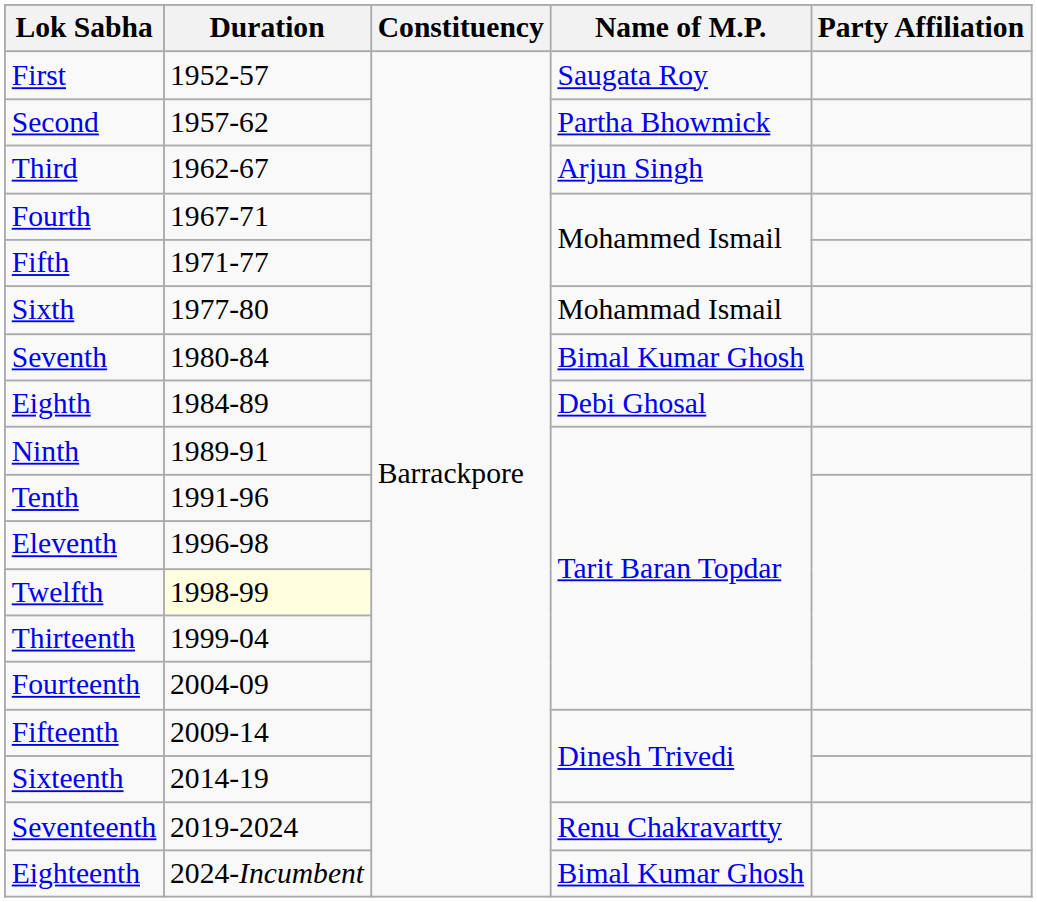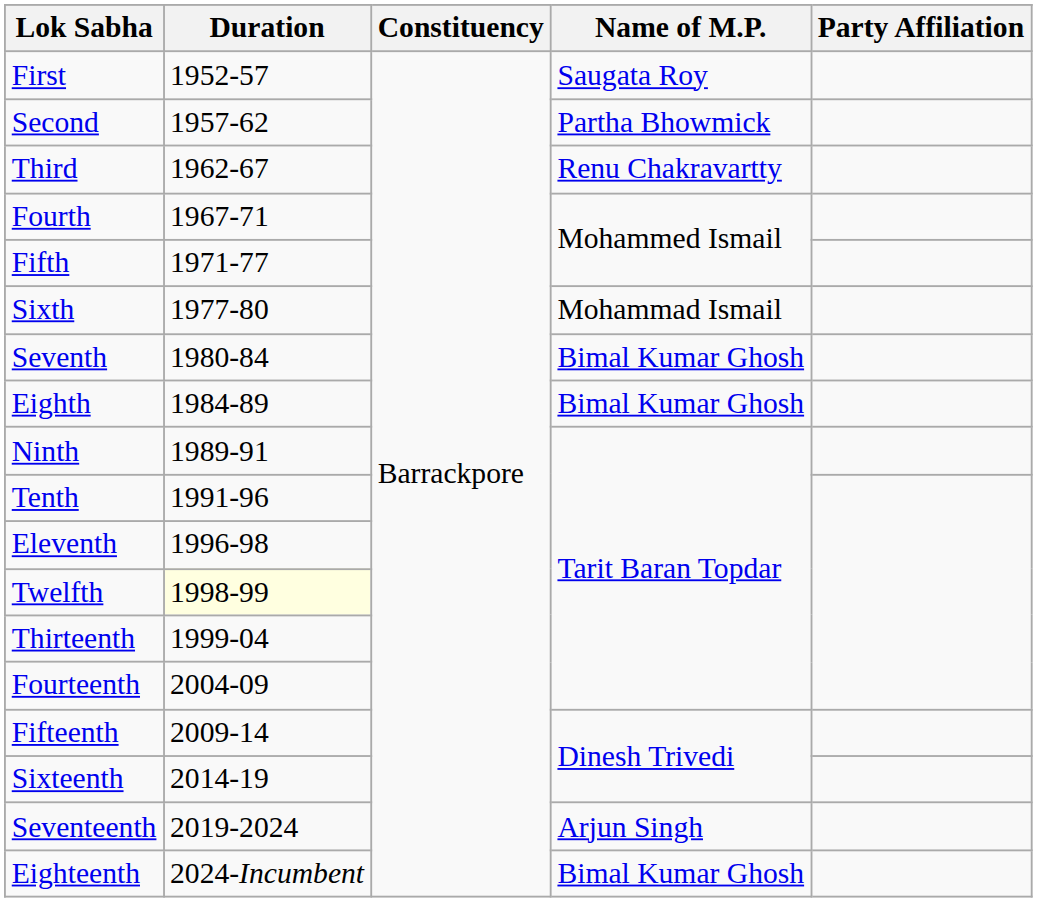(630, 168) Arjun Singh -> (670, 168) Renu Chakravartty
(632, 403) Debi Ghosal -> (681, 403) Bimal Kumar Ghosh
(670, 826) Renu Chakravartty -> (630, 826) Arjun Singh
